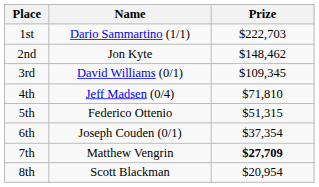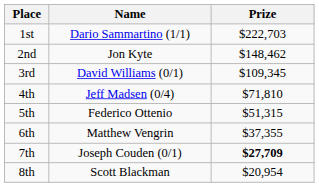(130, 133) Joseph Couden (0/1) -> (130, 133) Matthew Vengrin
(263, 133) $37,354 -> (263, 133) $37,355
(130, 152) Matthew Vengrin -> (130, 152) Joseph Couden (0/1)
